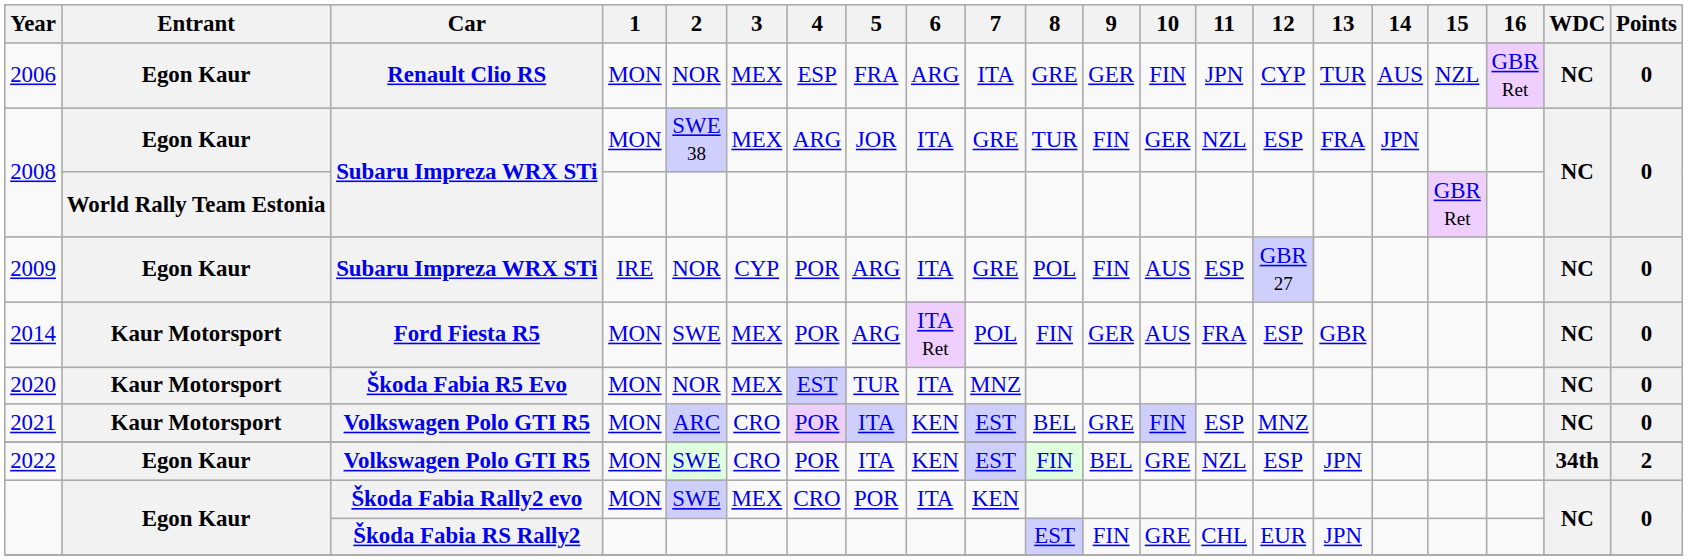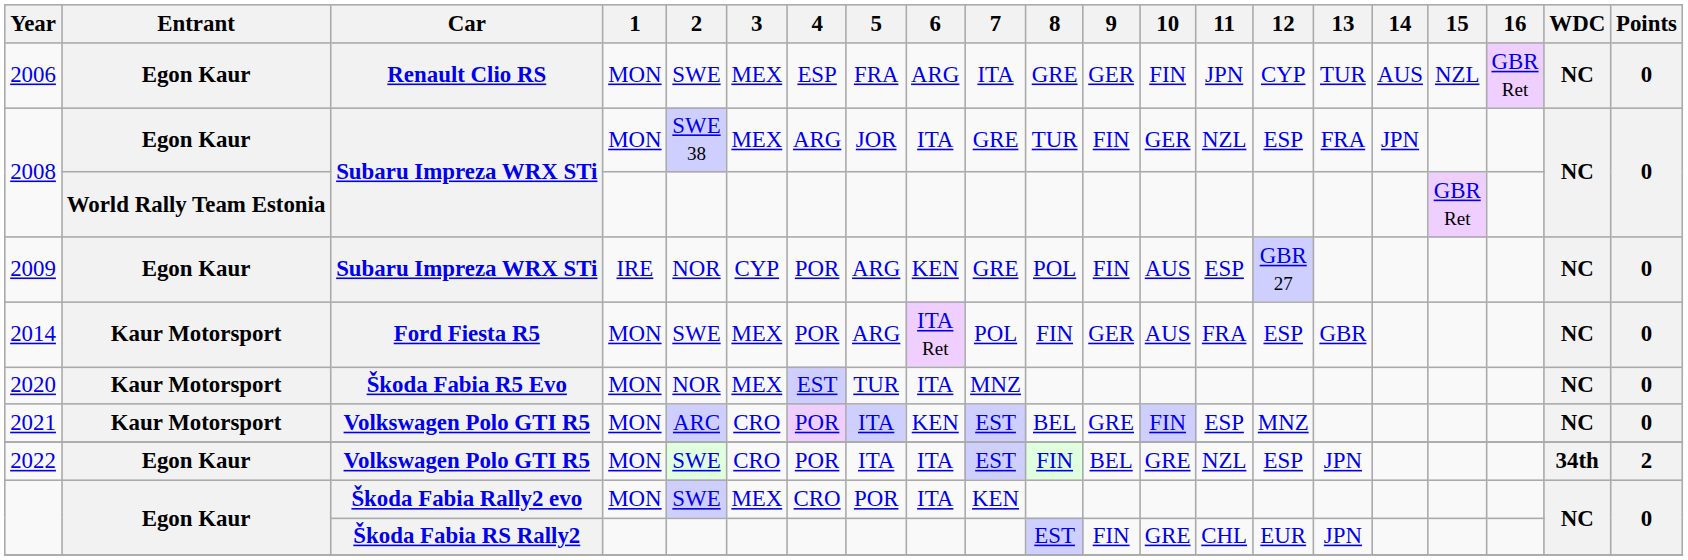(696, 75) NOR -> (696, 75) SWE
(935, 269) ITA -> (935, 269) KEN
(935, 461) KEN -> (935, 461) ITA
